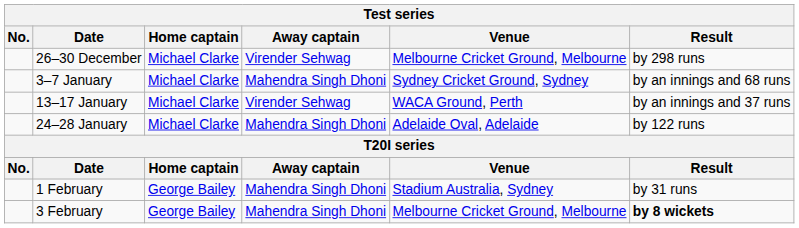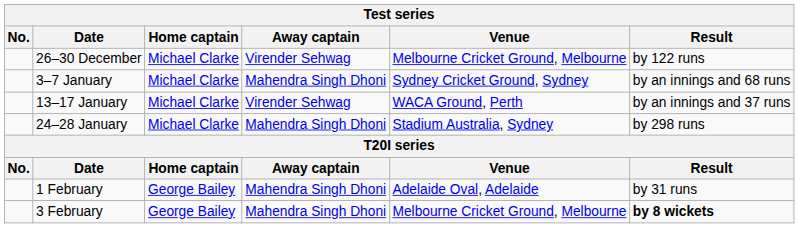(669, 59) by 298 runs -> (669, 59) by 122 runs
(466, 124) Adelaide Oval, Adelaide -> (473, 124) Stadium Australia, Sydney
(669, 124) by 122 runs -> (669, 124) by 298 runs
(473, 189) Stadium Australia, Sydney -> (466, 189) Adelaide Oval, Adelaide
